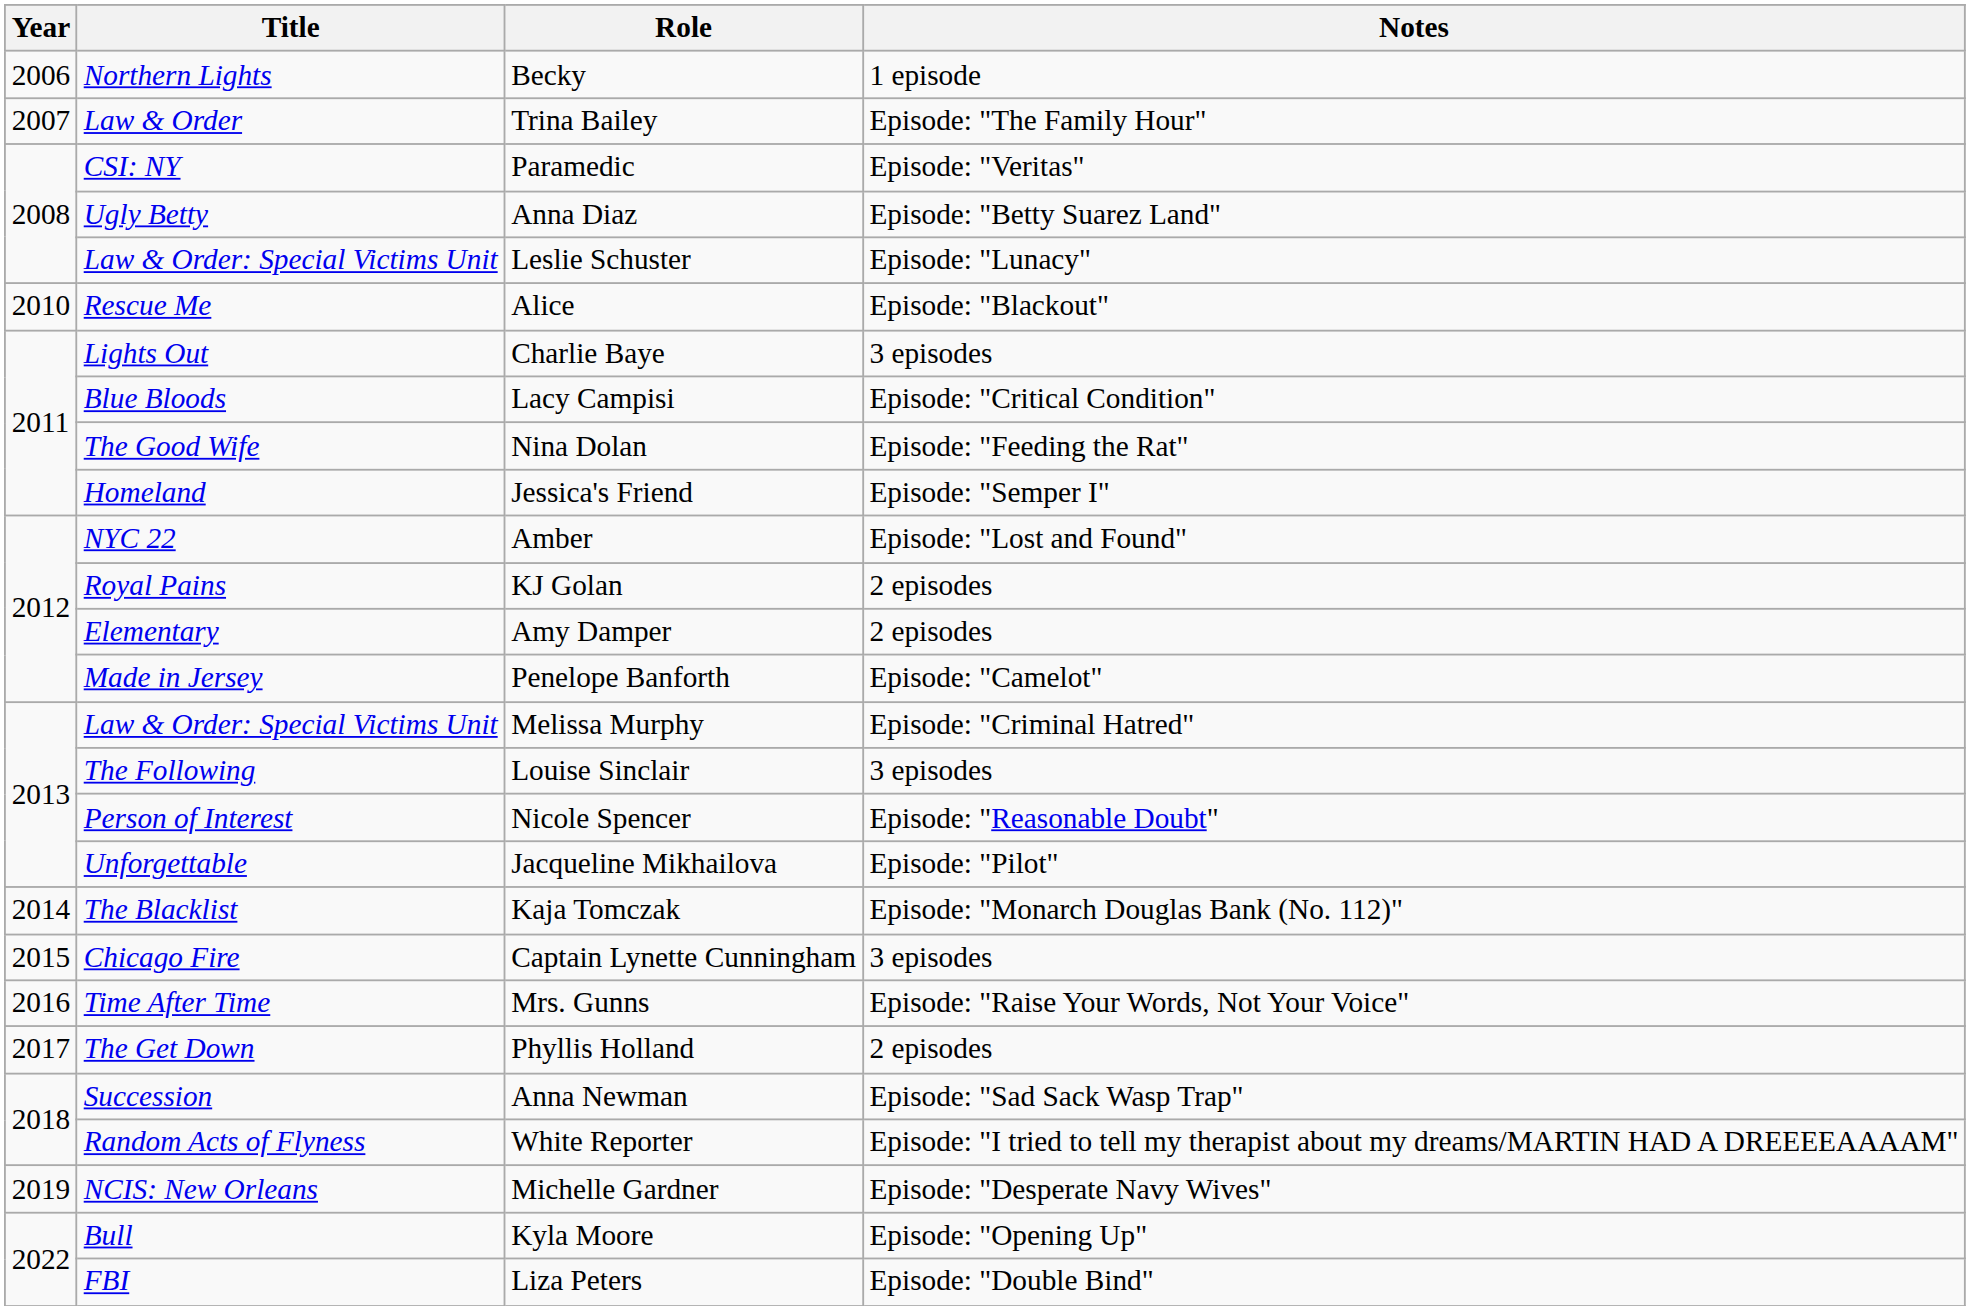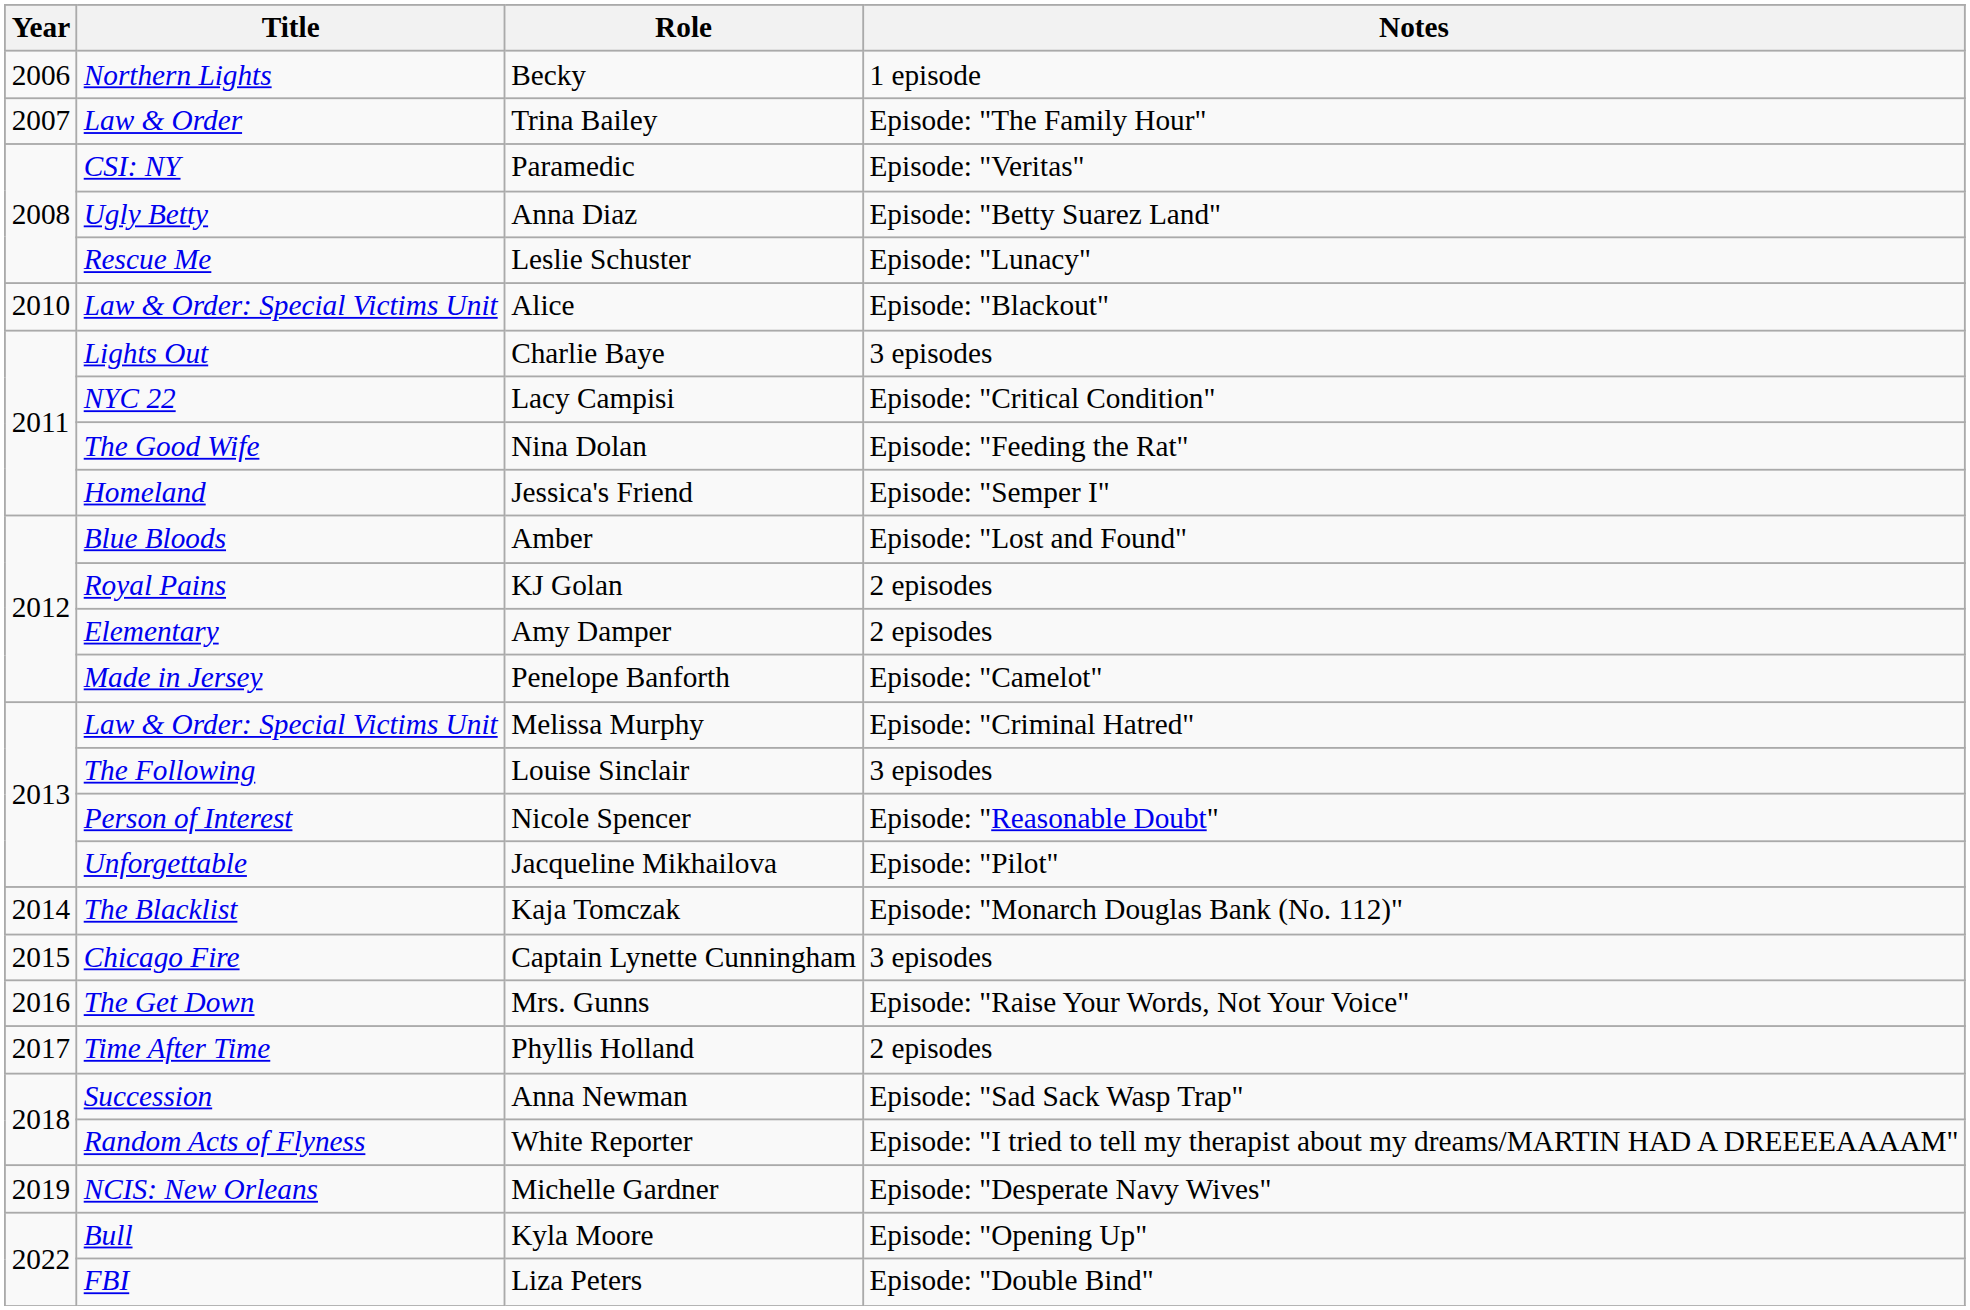(291, 259) Law & Order: Special Victims Unit -> (148, 259) Rescue Me
(148, 306) Rescue Me -> (291, 306) Law & Order: Special Victims Unit
(155, 399) Blue Bloods -> (130, 399) NYC 22
(130, 538) NYC 22 -> (155, 538) Blue Bloods
(177, 1002) Time After Time -> (169, 1002) The Get Down
(169, 1049) The Get Down -> (177, 1049) Time After Time
